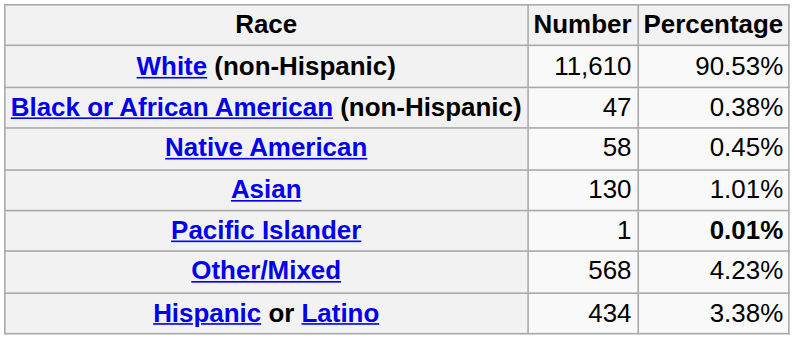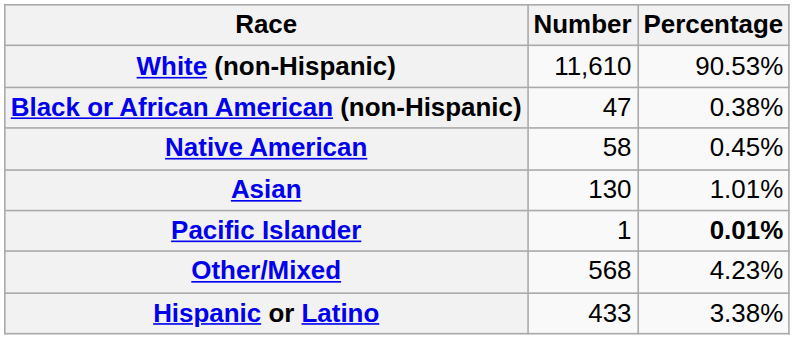(610, 312) 434 -> (610, 312) 433
